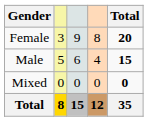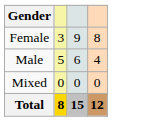- column: (125, 16)
